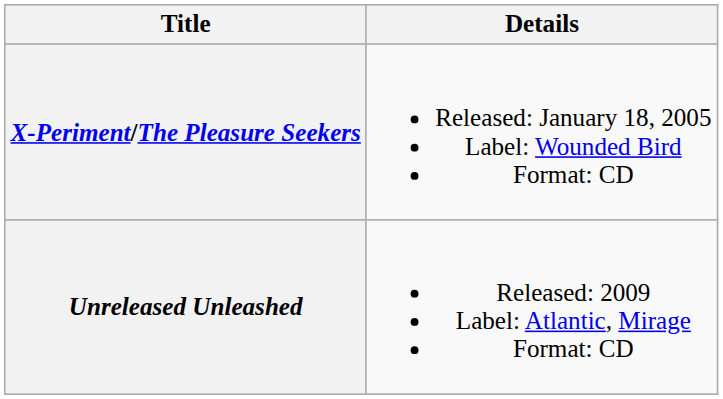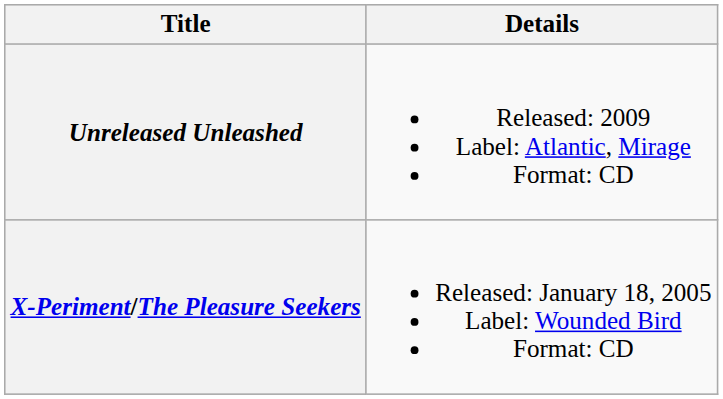rows swapped: (186, 131) <-> (186, 306)
